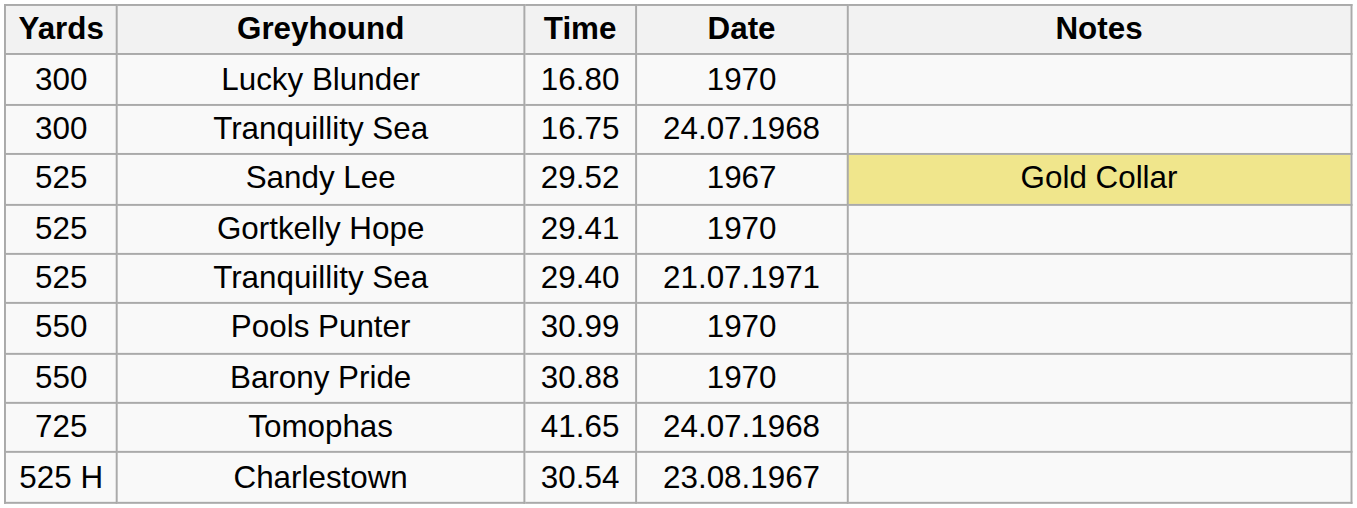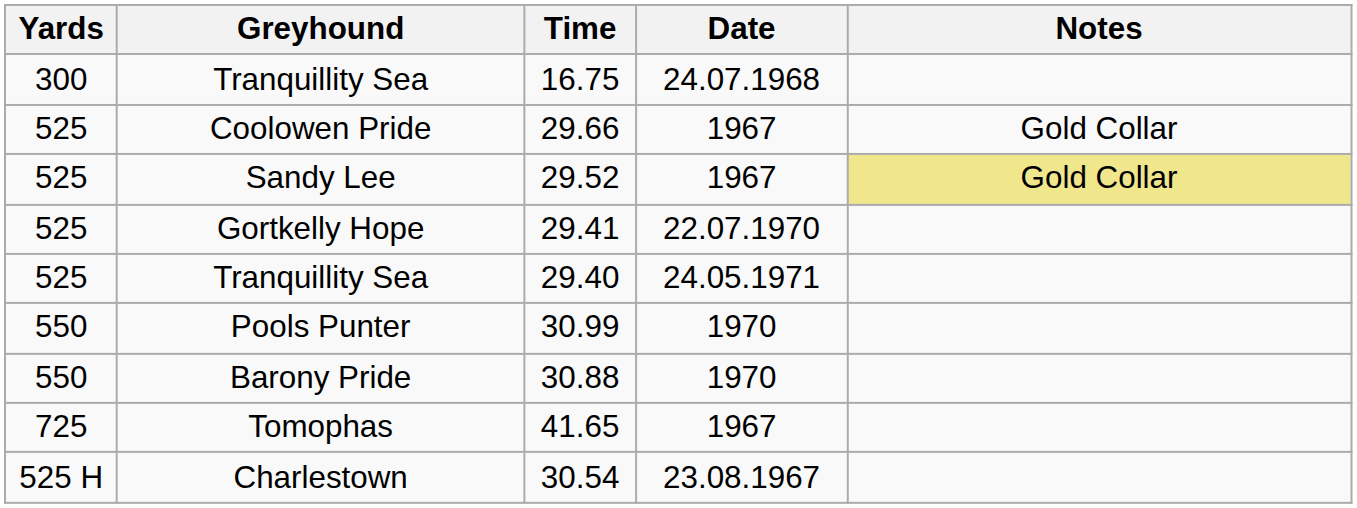- row: (321, 79)
+ row: (321, 128)
(742, 228) 1970 -> (742, 228) 22.07.1970
(742, 278) 21.07.1971 -> (742, 278) 24.05.1971
(742, 427) 24.07.1968 -> (742, 427) 1967
